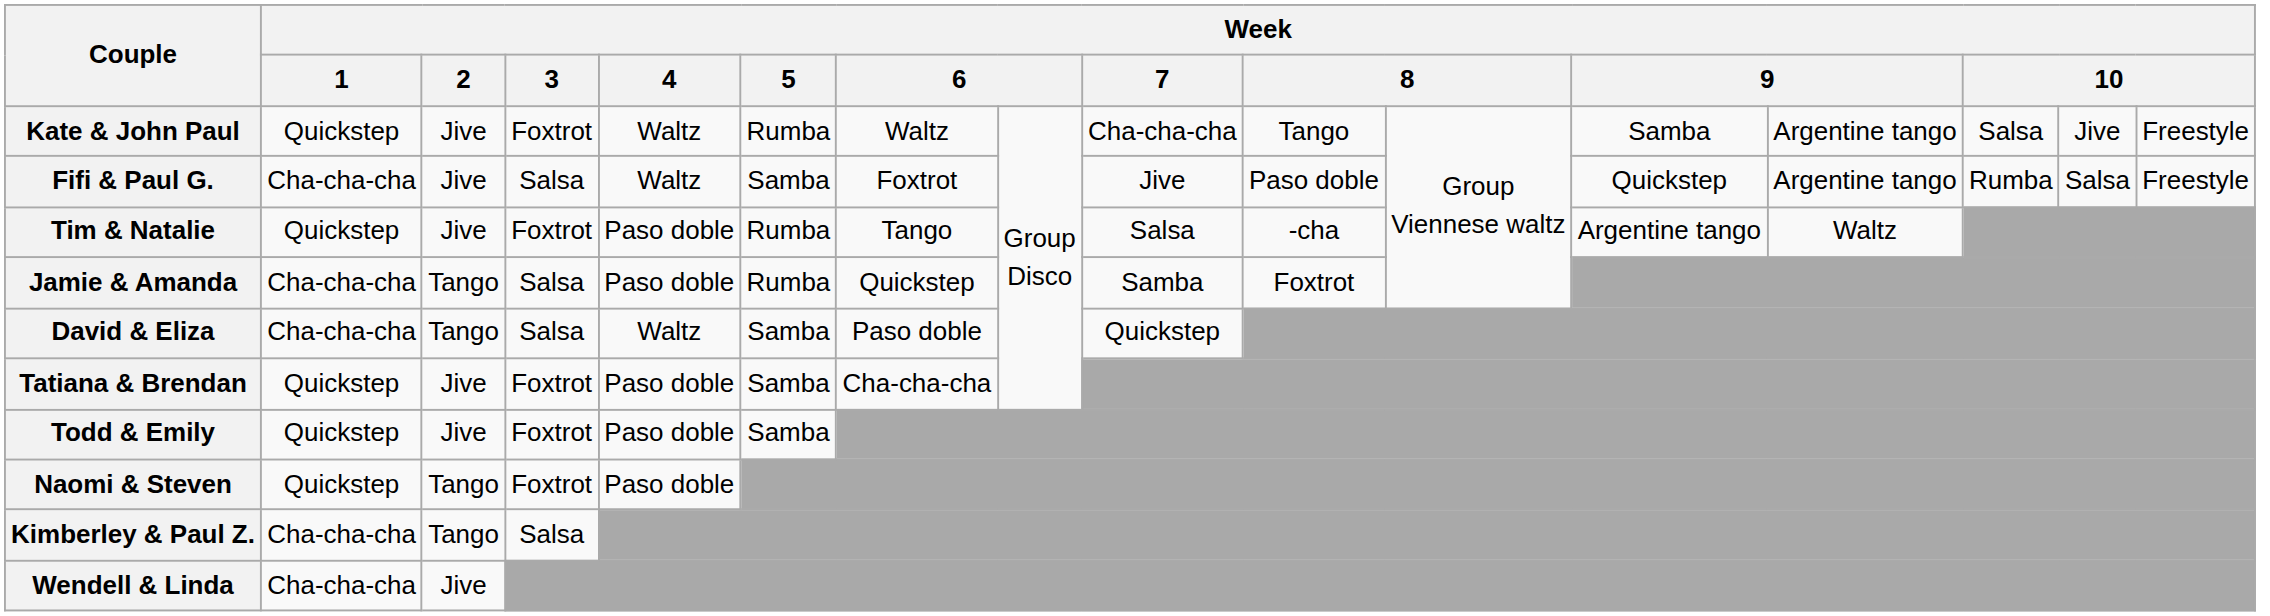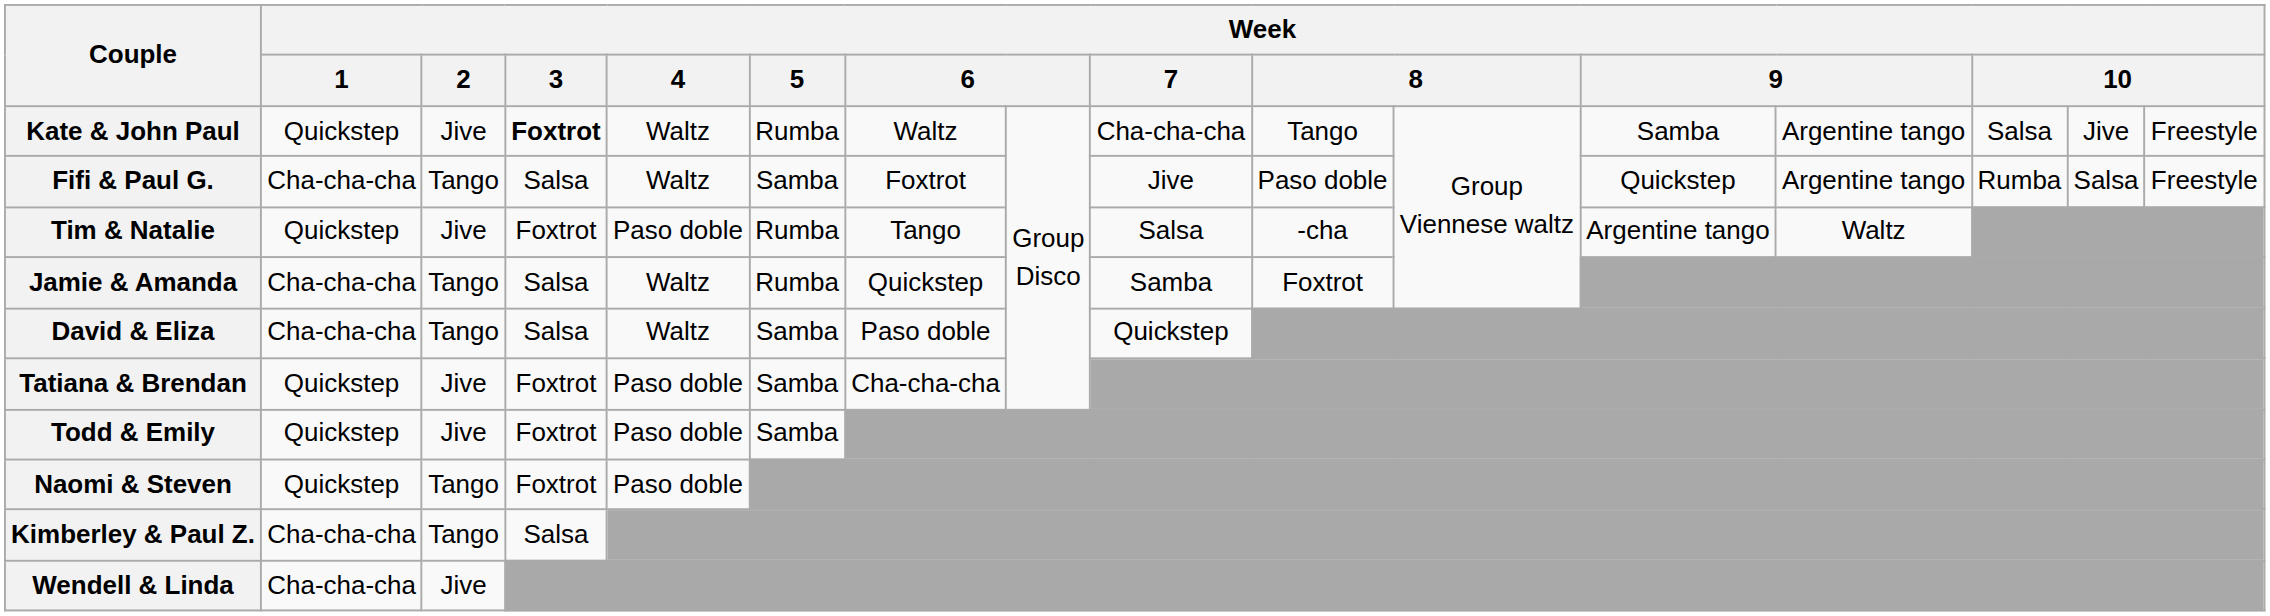(552, 130) normal -> (556, 130) bold
(464, 180) Jive -> (464, 180) Tango
(669, 281) Paso doble -> (678, 281) Waltz
